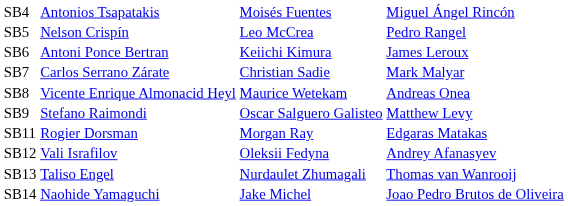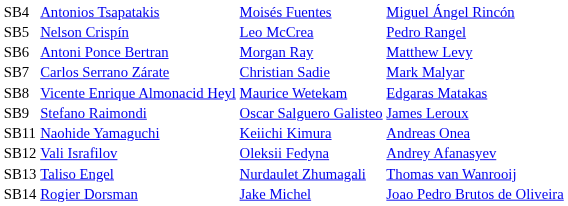(286, 52) Keiichi Kimura -> (276, 52) Morgan Ray
(427, 52) James Leroux -> (429, 52) Matthew Levy
(428, 93) Andreas Onea -> (437, 93) Edgaras Matakas
(429, 113) Matthew Levy -> (427, 113) James Leroux
(89, 133) Rogier Dorsman -> (100, 133) Naohide Yamaguchi
(276, 133) Morgan Ray -> (286, 133) Keiichi Kimura
(437, 133) Edgaras Matakas -> (428, 133) Andreas Onea
(100, 194) Naohide Yamaguchi -> (89, 194) Rogier Dorsman
